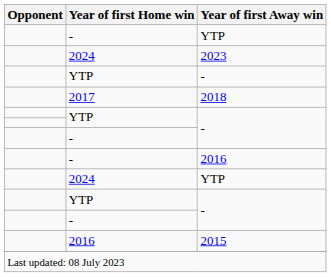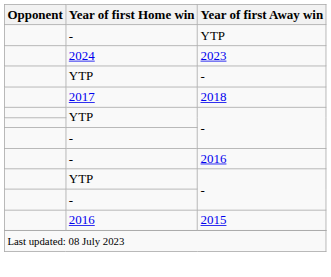- row: (82, 179)
